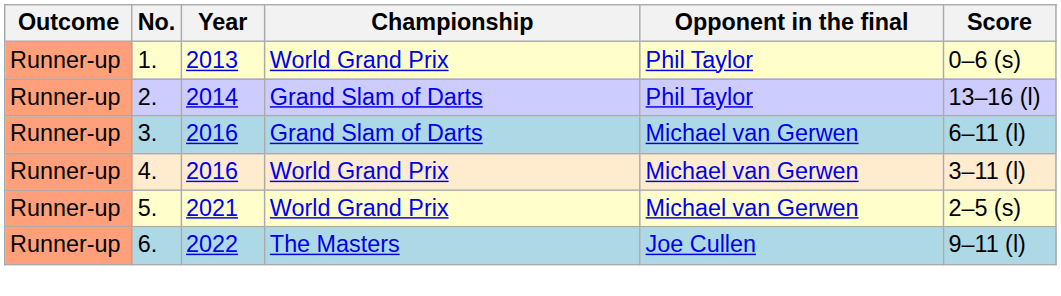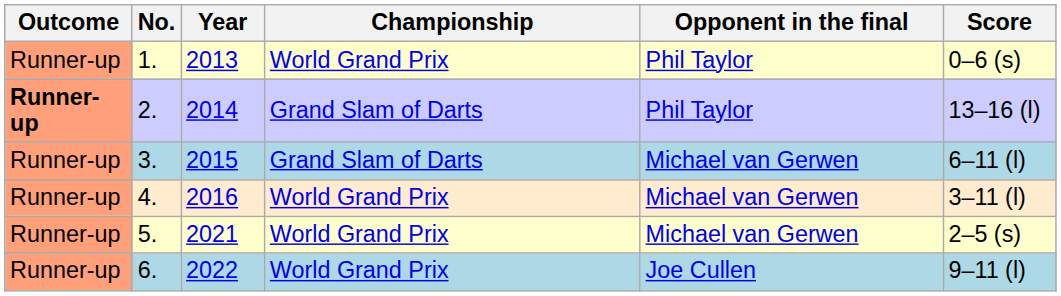(65, 97) normal -> (55, 110) bold
(212, 134) 2016 -> (212, 160) 2015
(335, 245) The Masters -> (359, 271) World Grand Prix
